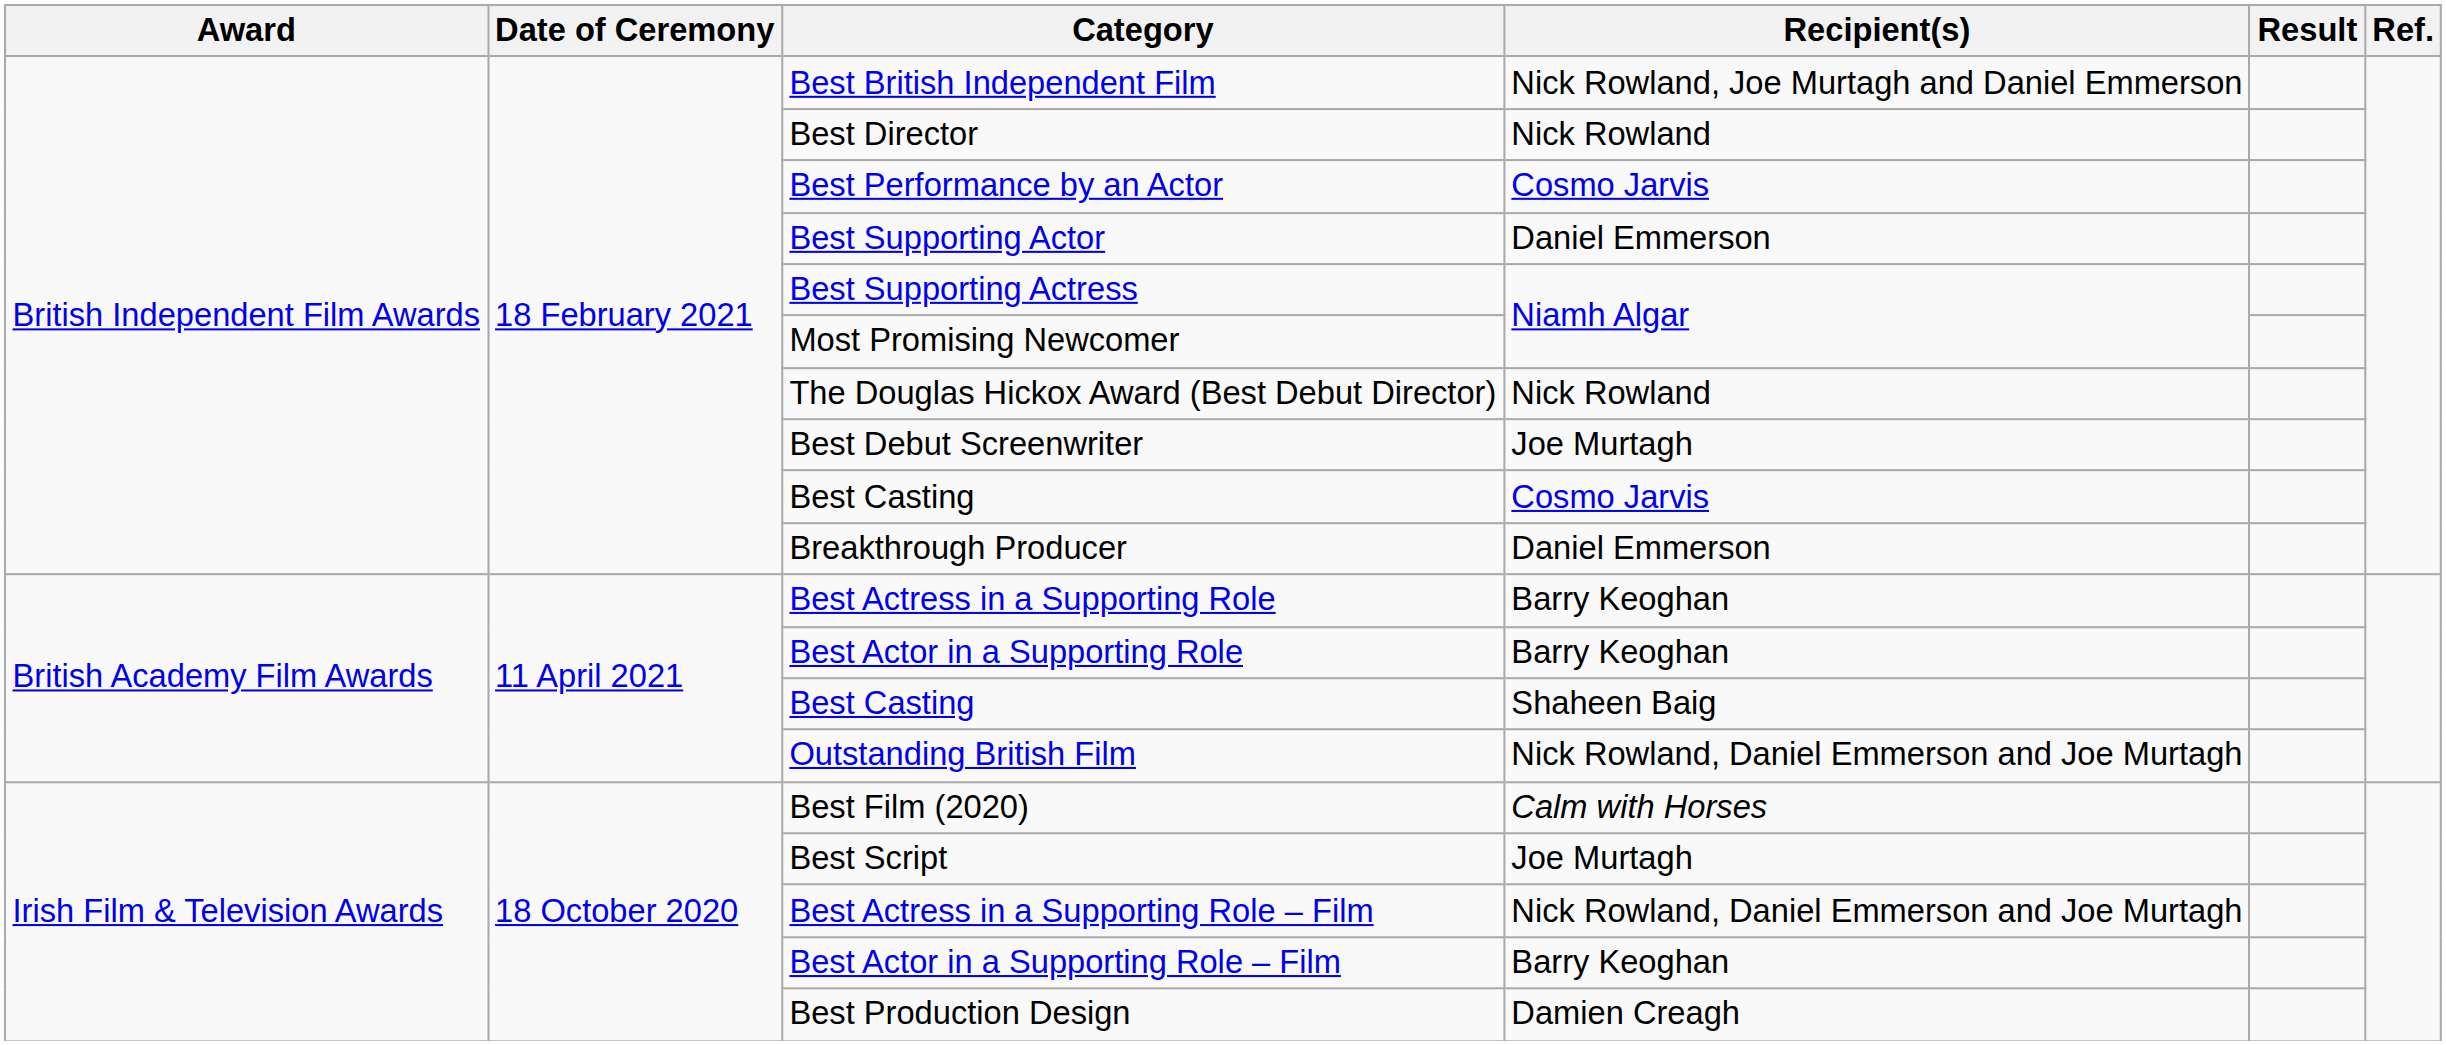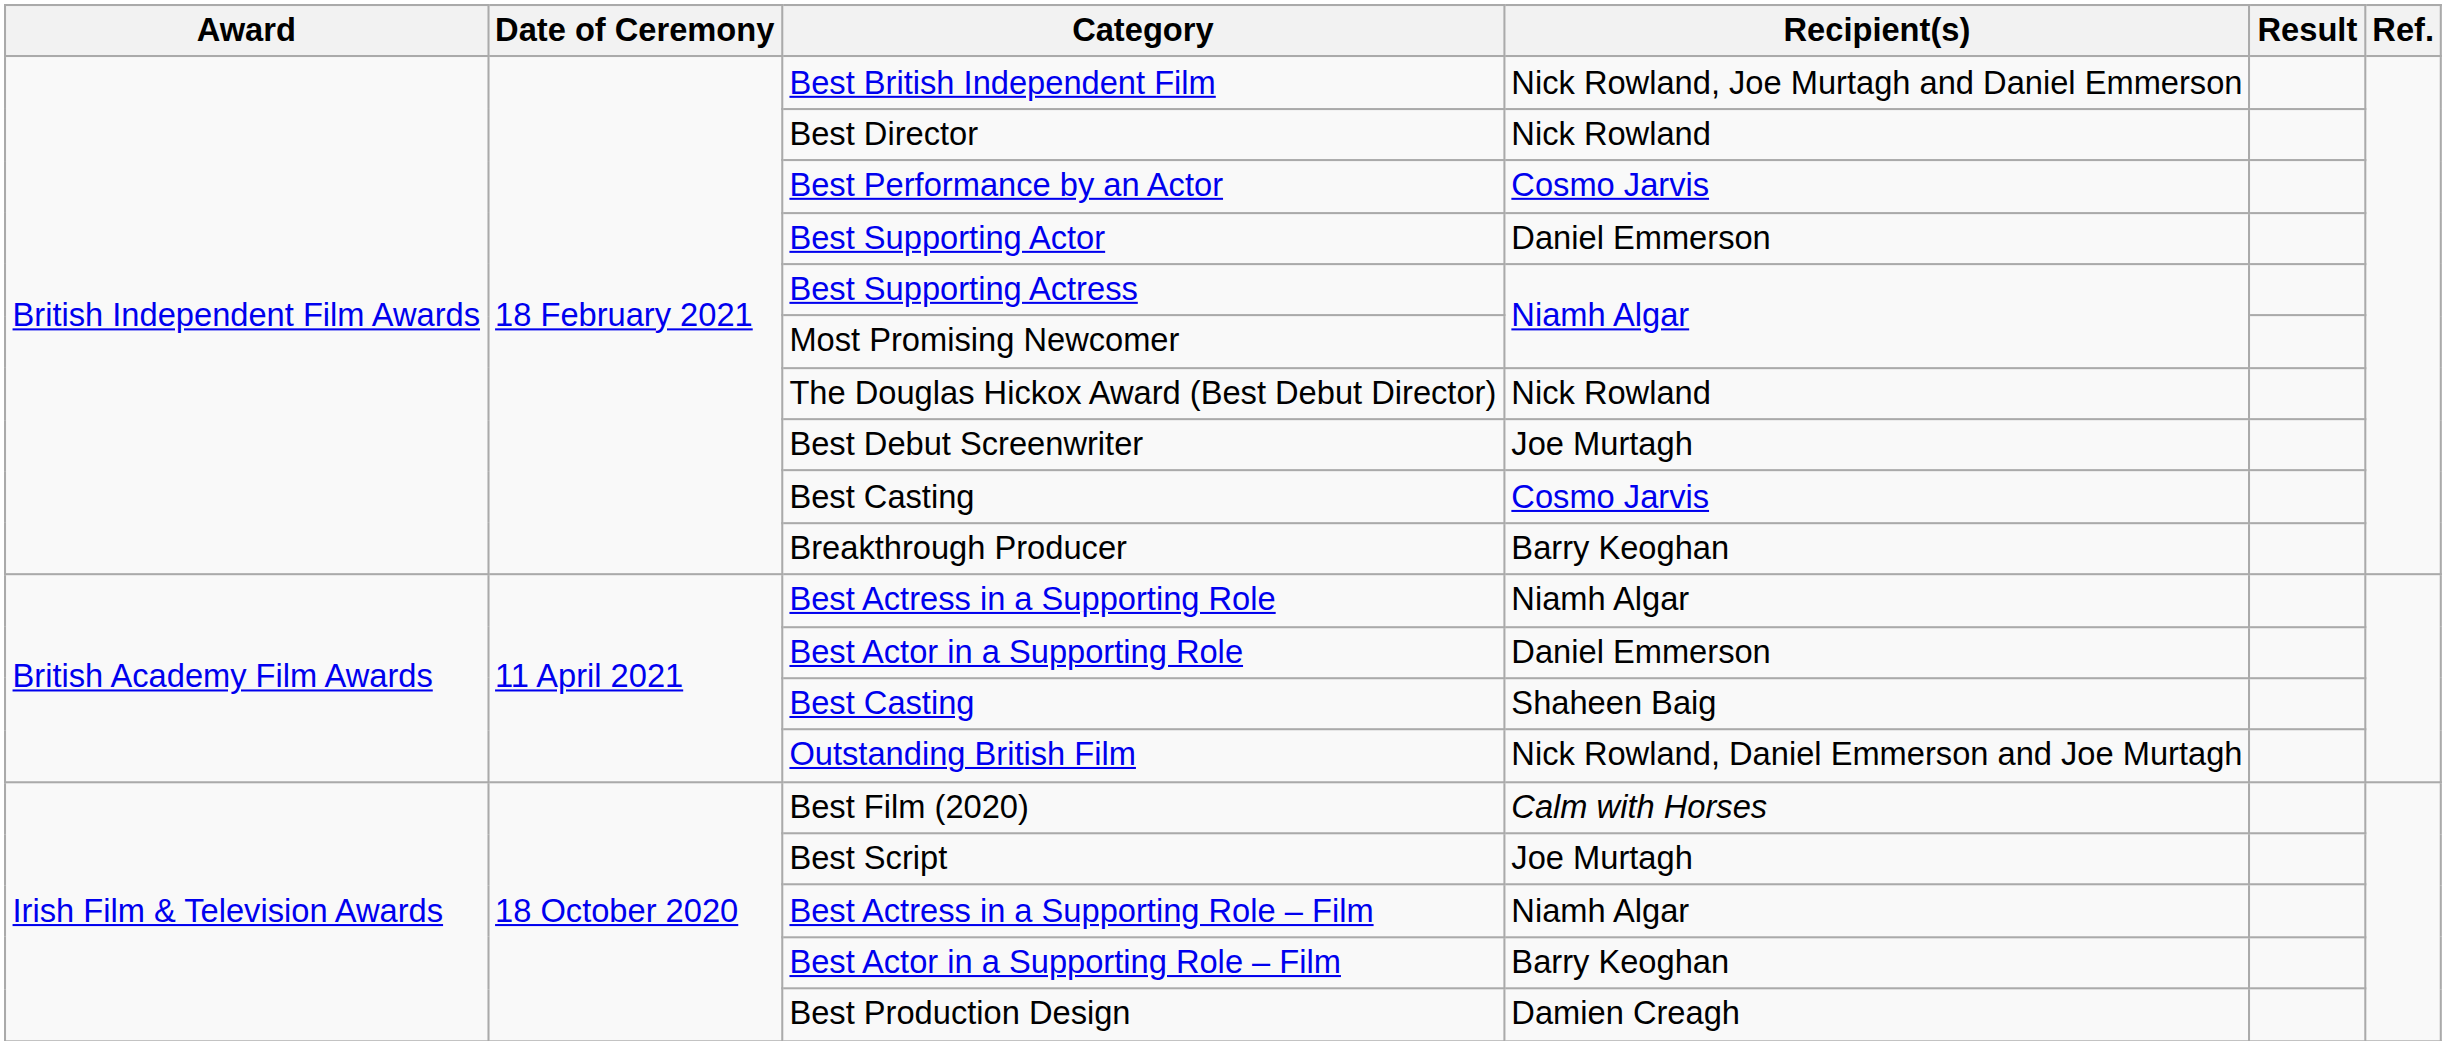(1641, 548) Daniel Emmerson -> (1620, 548) Barry Keoghan
(1620, 599) Barry Keoghan -> (1600, 599) Niamh Algar
(1620, 651) Barry Keoghan -> (1641, 651) Daniel Emmerson
(1877, 910) Nick Rowland, Daniel Emmerson and Joe Murtagh -> (1600, 910) Niamh Algar
